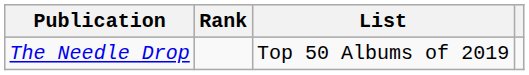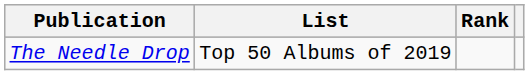columns swapped: (383, 21) <-> (223, 21)
